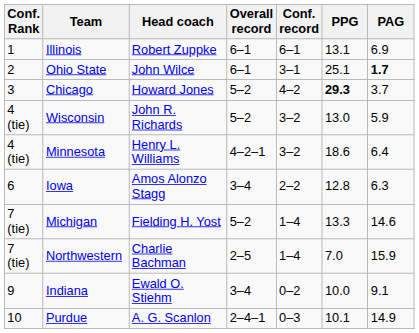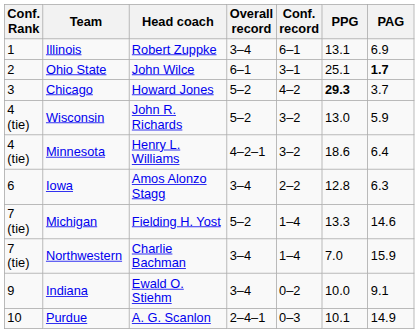(240, 49) 6–1 -> (240, 49) 3–4
(240, 256) 2–5 -> (240, 256) 3–4
